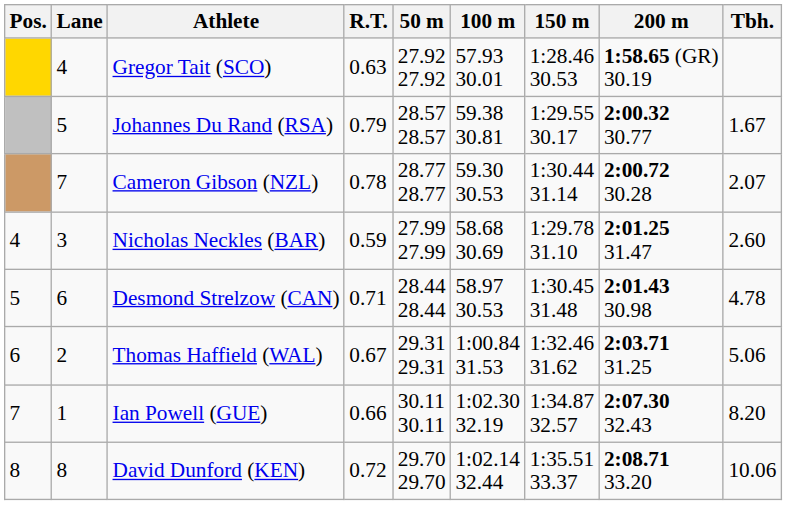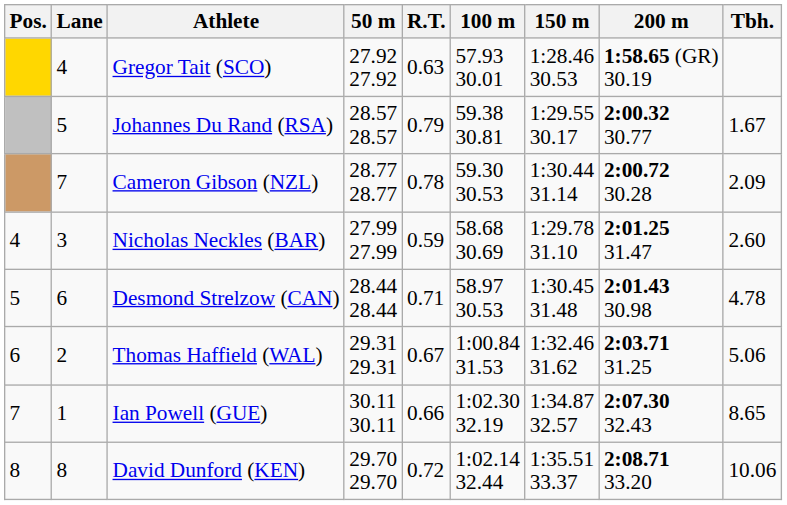columns swapped: (369, 21) <-> (422, 21)
(747, 182) 2.07 -> (747, 182) 2.09
(747, 413) 8.20 -> (747, 413) 8.65
